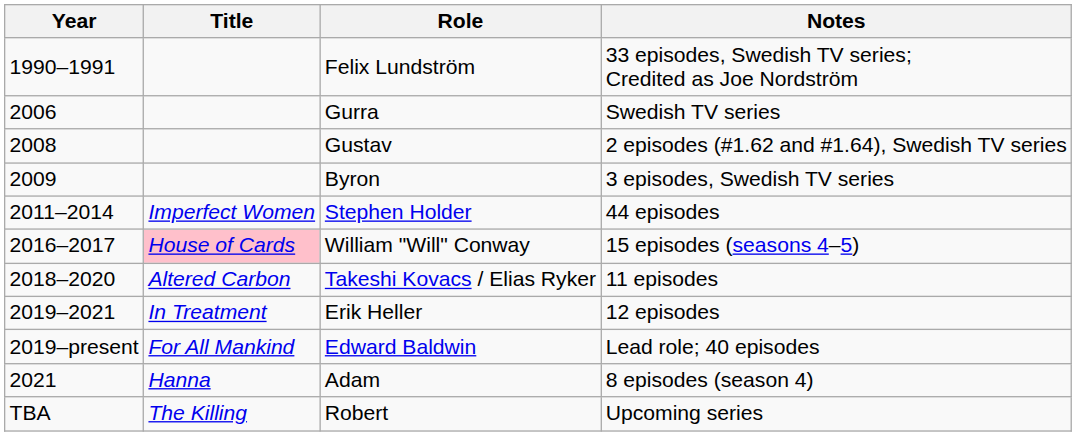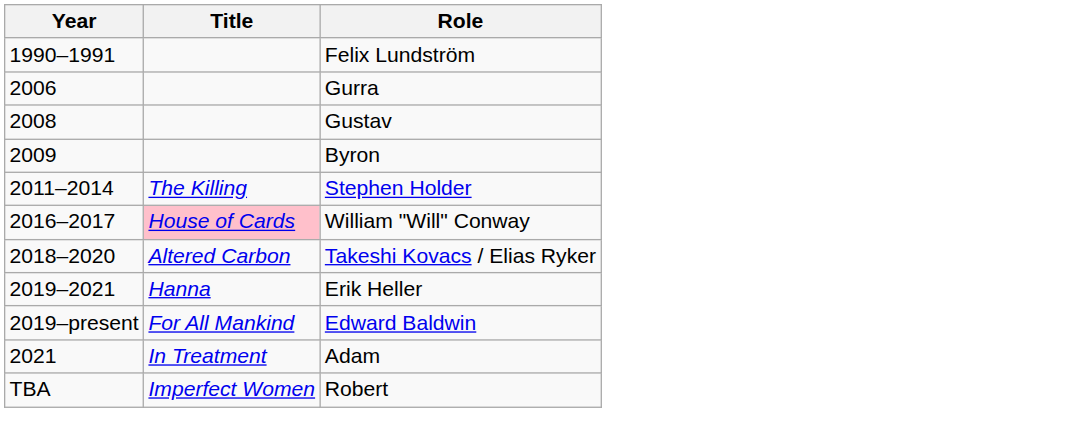- column: (836, 21)
(232, 212) Imperfect Women -> (198, 188) The Killing
(208, 312) In Treatment -> (180, 289) Hanna
(180, 379) Hanna -> (208, 356) In Treatment
(198, 413) The Killing -> (232, 389) Imperfect Women
